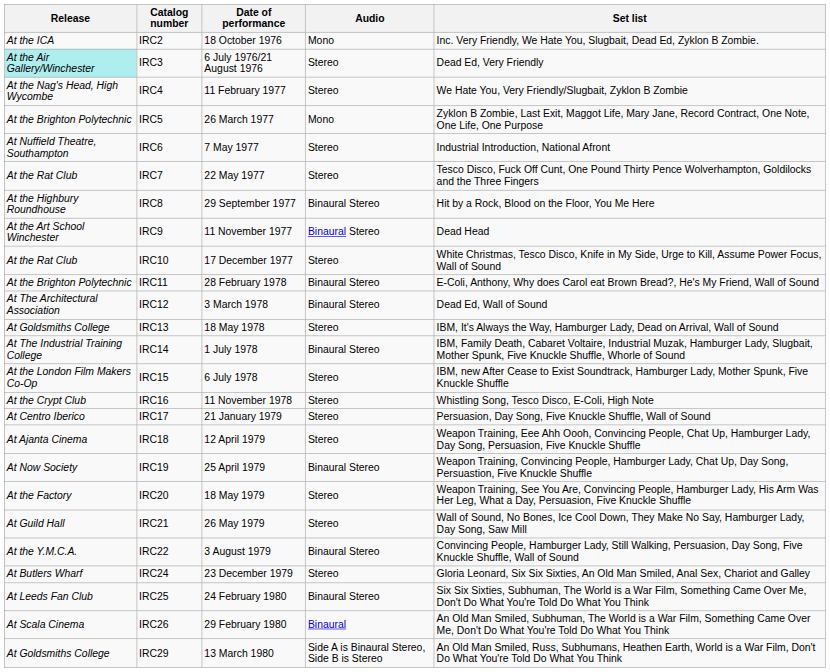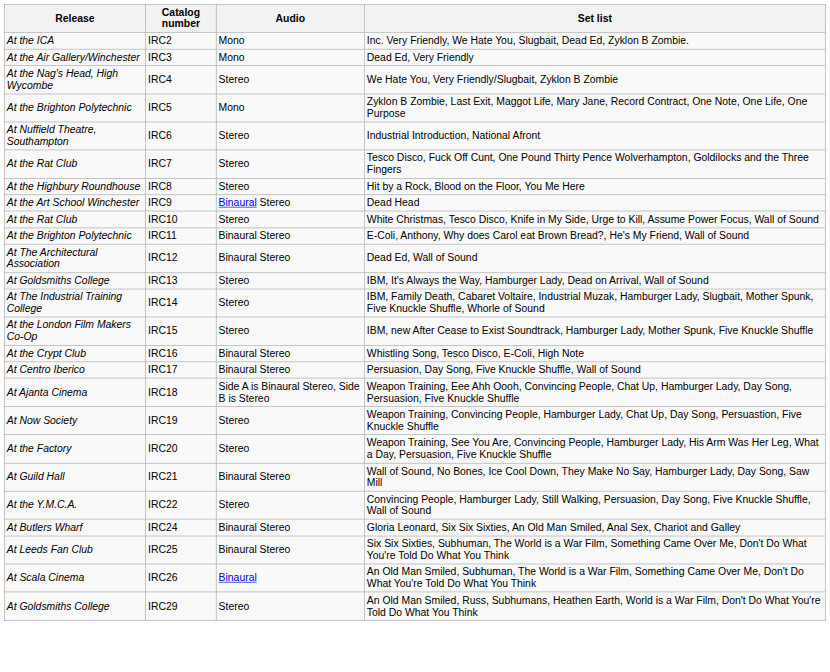- column: (254, 18)
(51, 63) paleturquoise background -> (73, 57) no background
(323, 63) Stereo -> (232, 57) Mono
(344, 204) Binaural Stereo -> (234, 186) Stereo
(344, 350) Binaural Stereo -> (234, 303) Stereo
(323, 400) Stereo -> (254, 353) Binaural Stereo
(323, 417) Stereo -> (254, 370) Binaural Stereo
(323, 439) Stereo -> (289, 392) Side A is Binaural Stereo, Side B is Stereo
(344, 467) Binaural Stereo -> (234, 420) Stereo
(323, 523) Stereo -> (254, 477) Binaural Stereo
(344, 552) Binaural Stereo -> (234, 505) Stereo
(323, 574) Stereo -> (254, 527) Binaural Stereo
(367, 653) Side A is Binaural Stereo, Side B is Stereo -> (234, 606) Stereo
